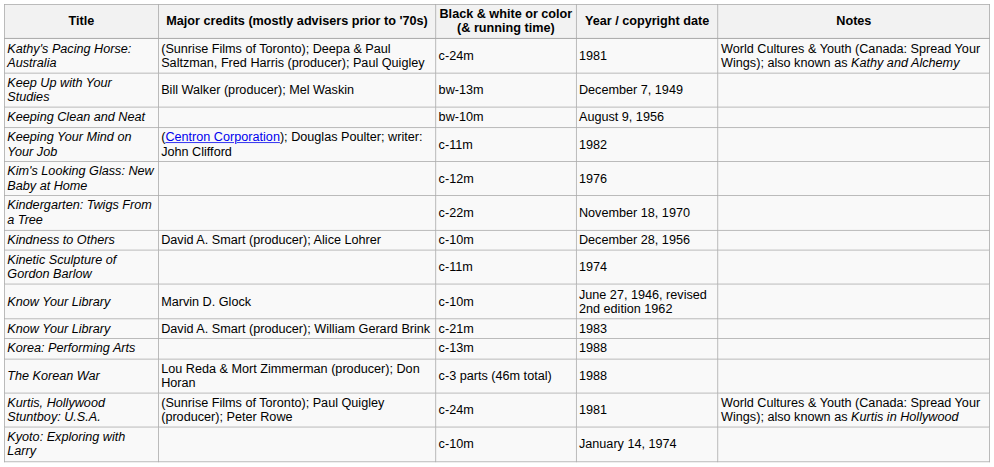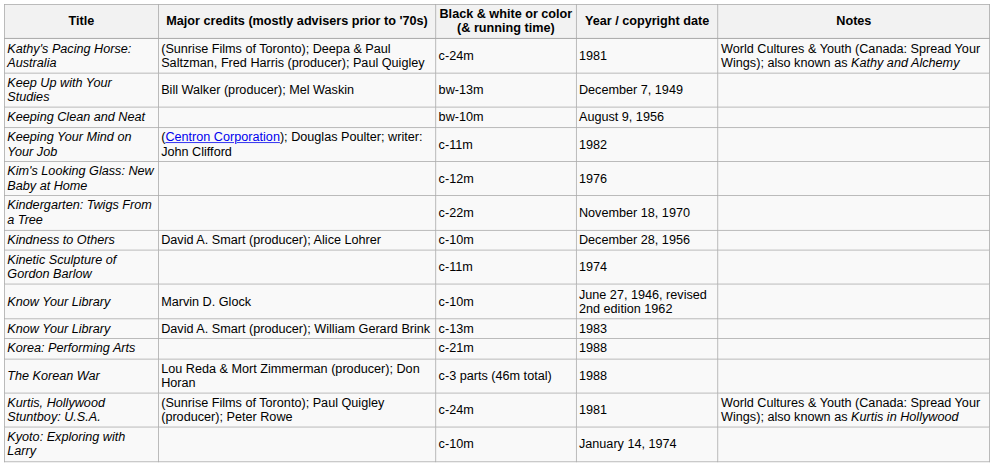(456, 328) c-21m -> (456, 328) c-13m
(456, 348) c-13m -> (456, 348) c-21m
